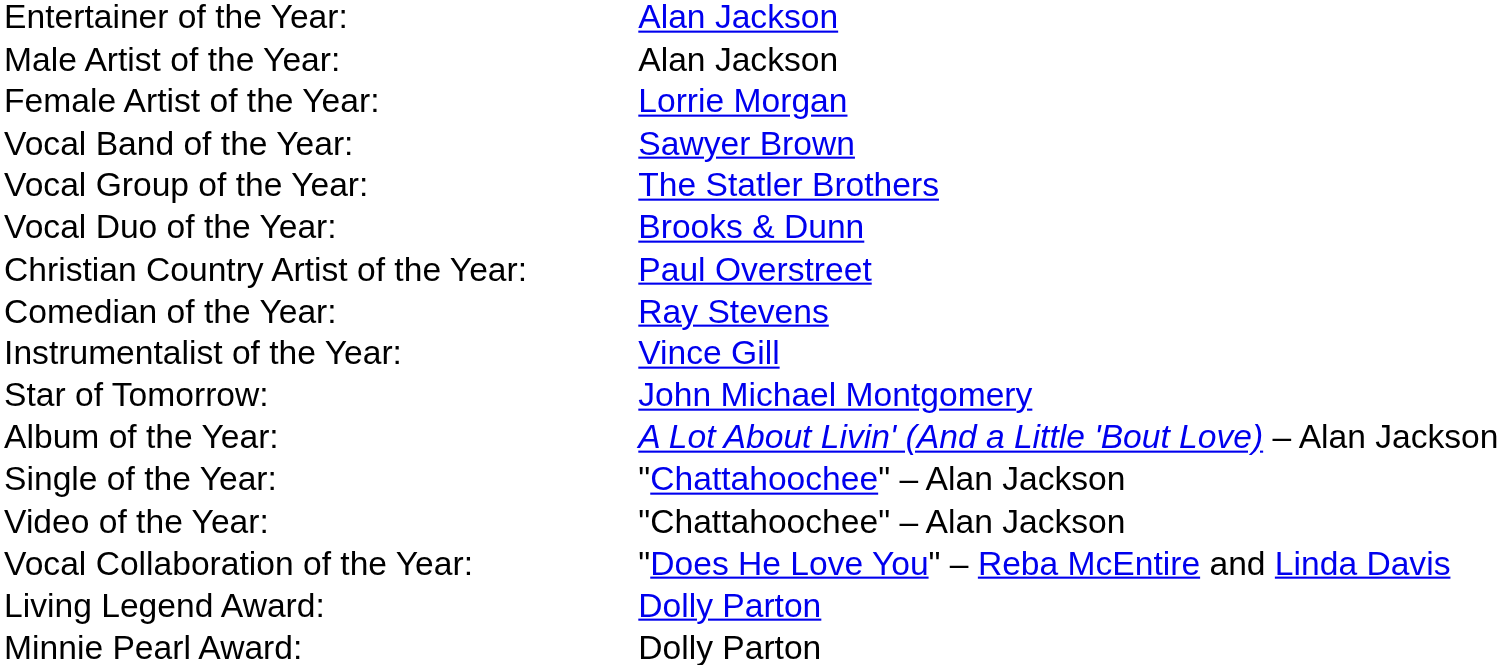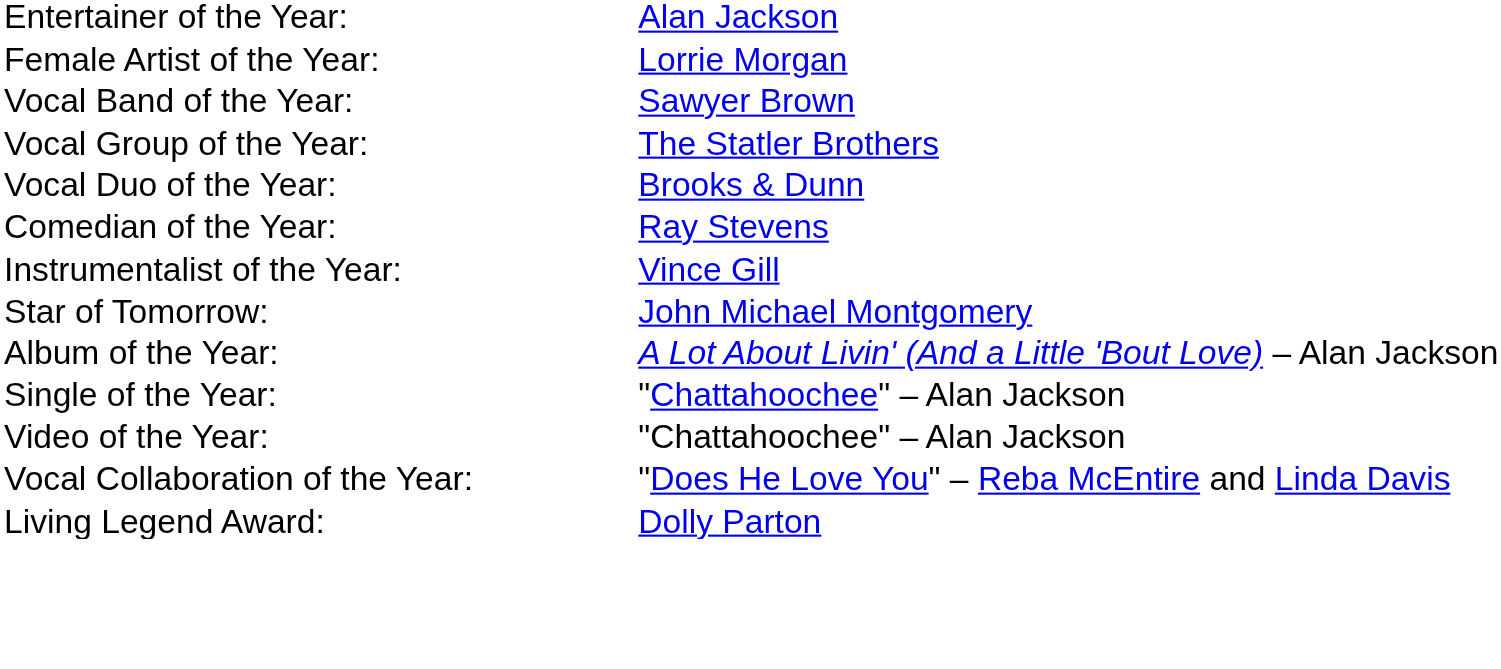- row: (172, 59)
- row: (266, 269)
- row: (153, 647)
